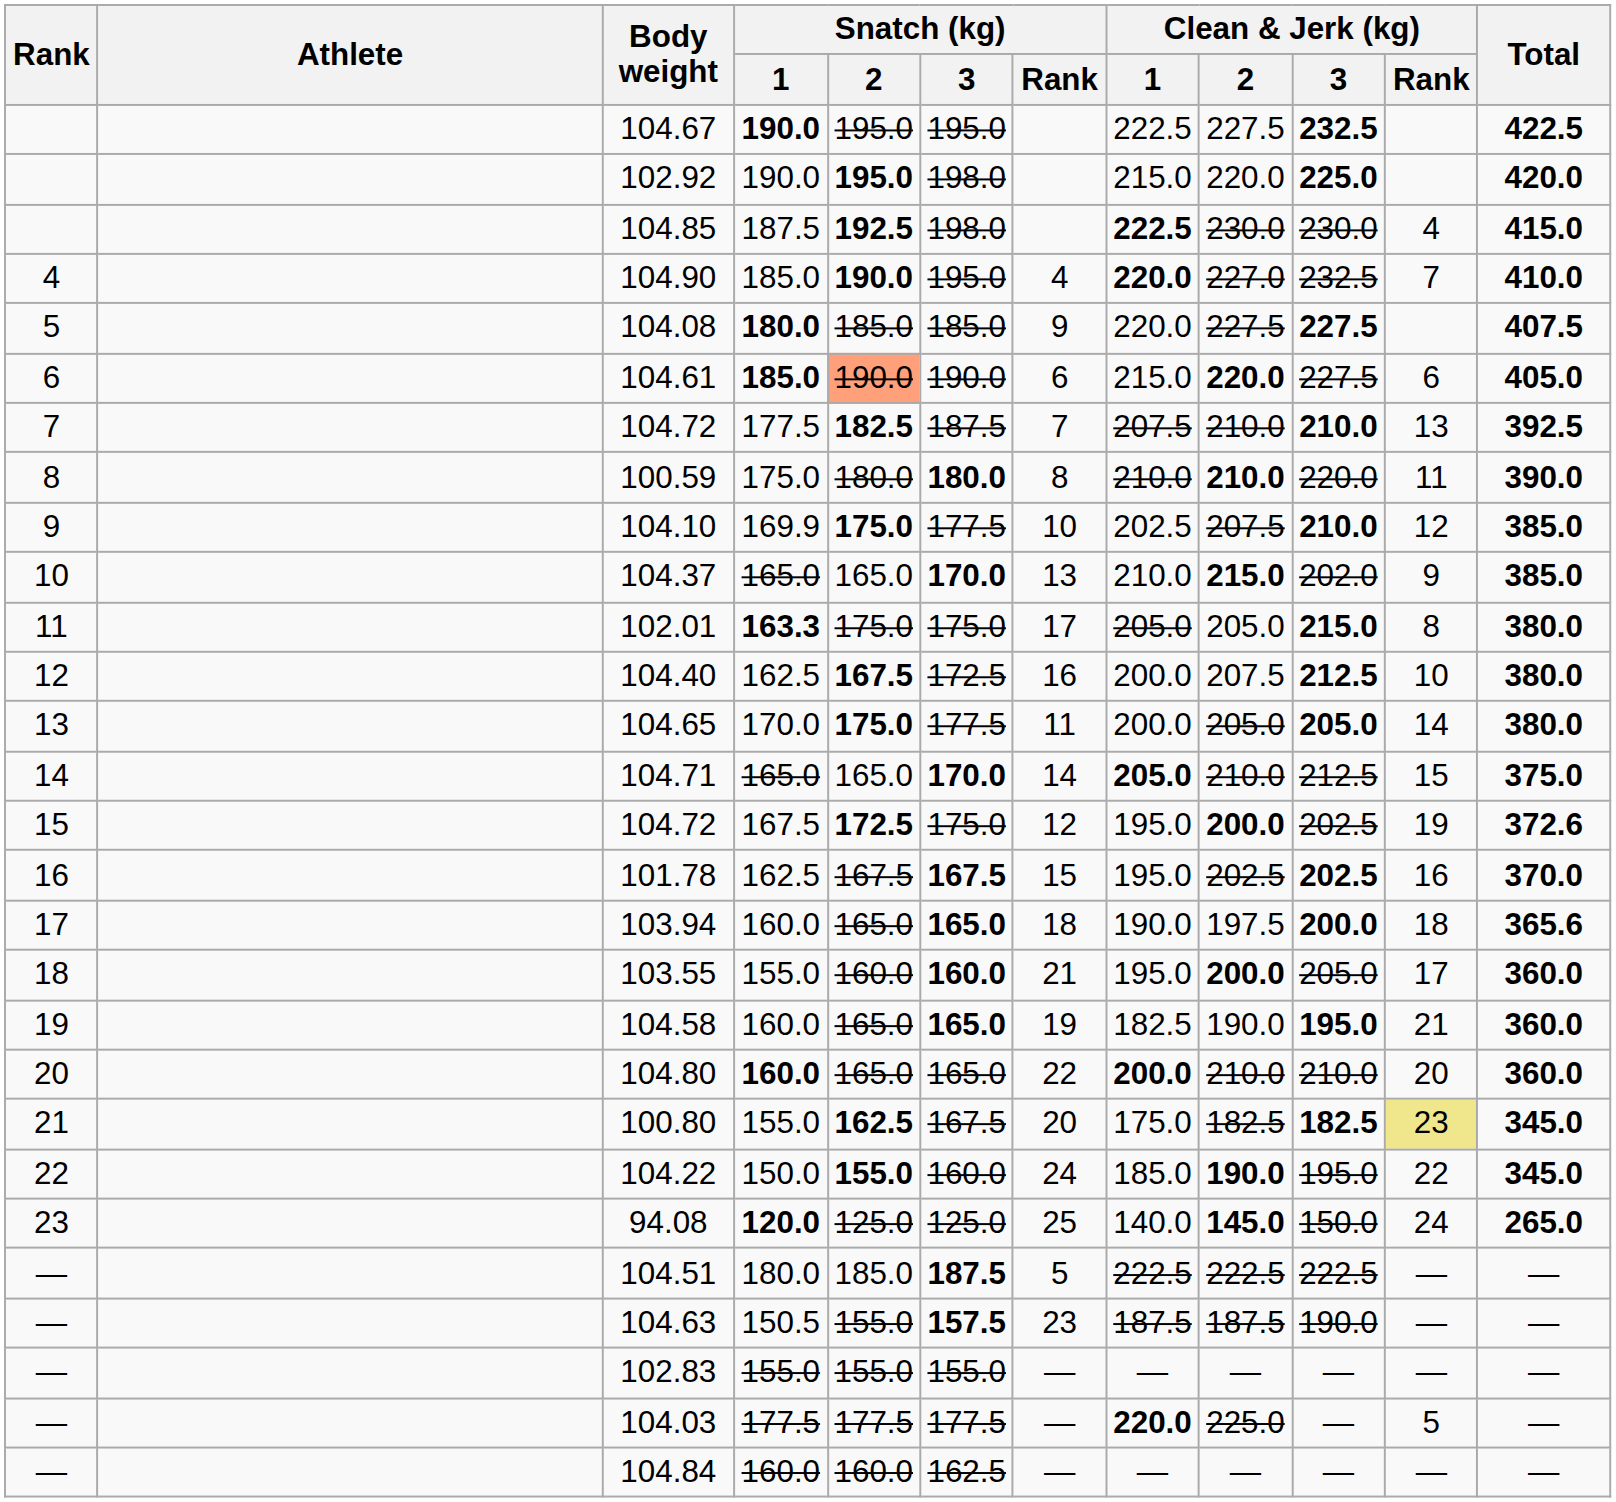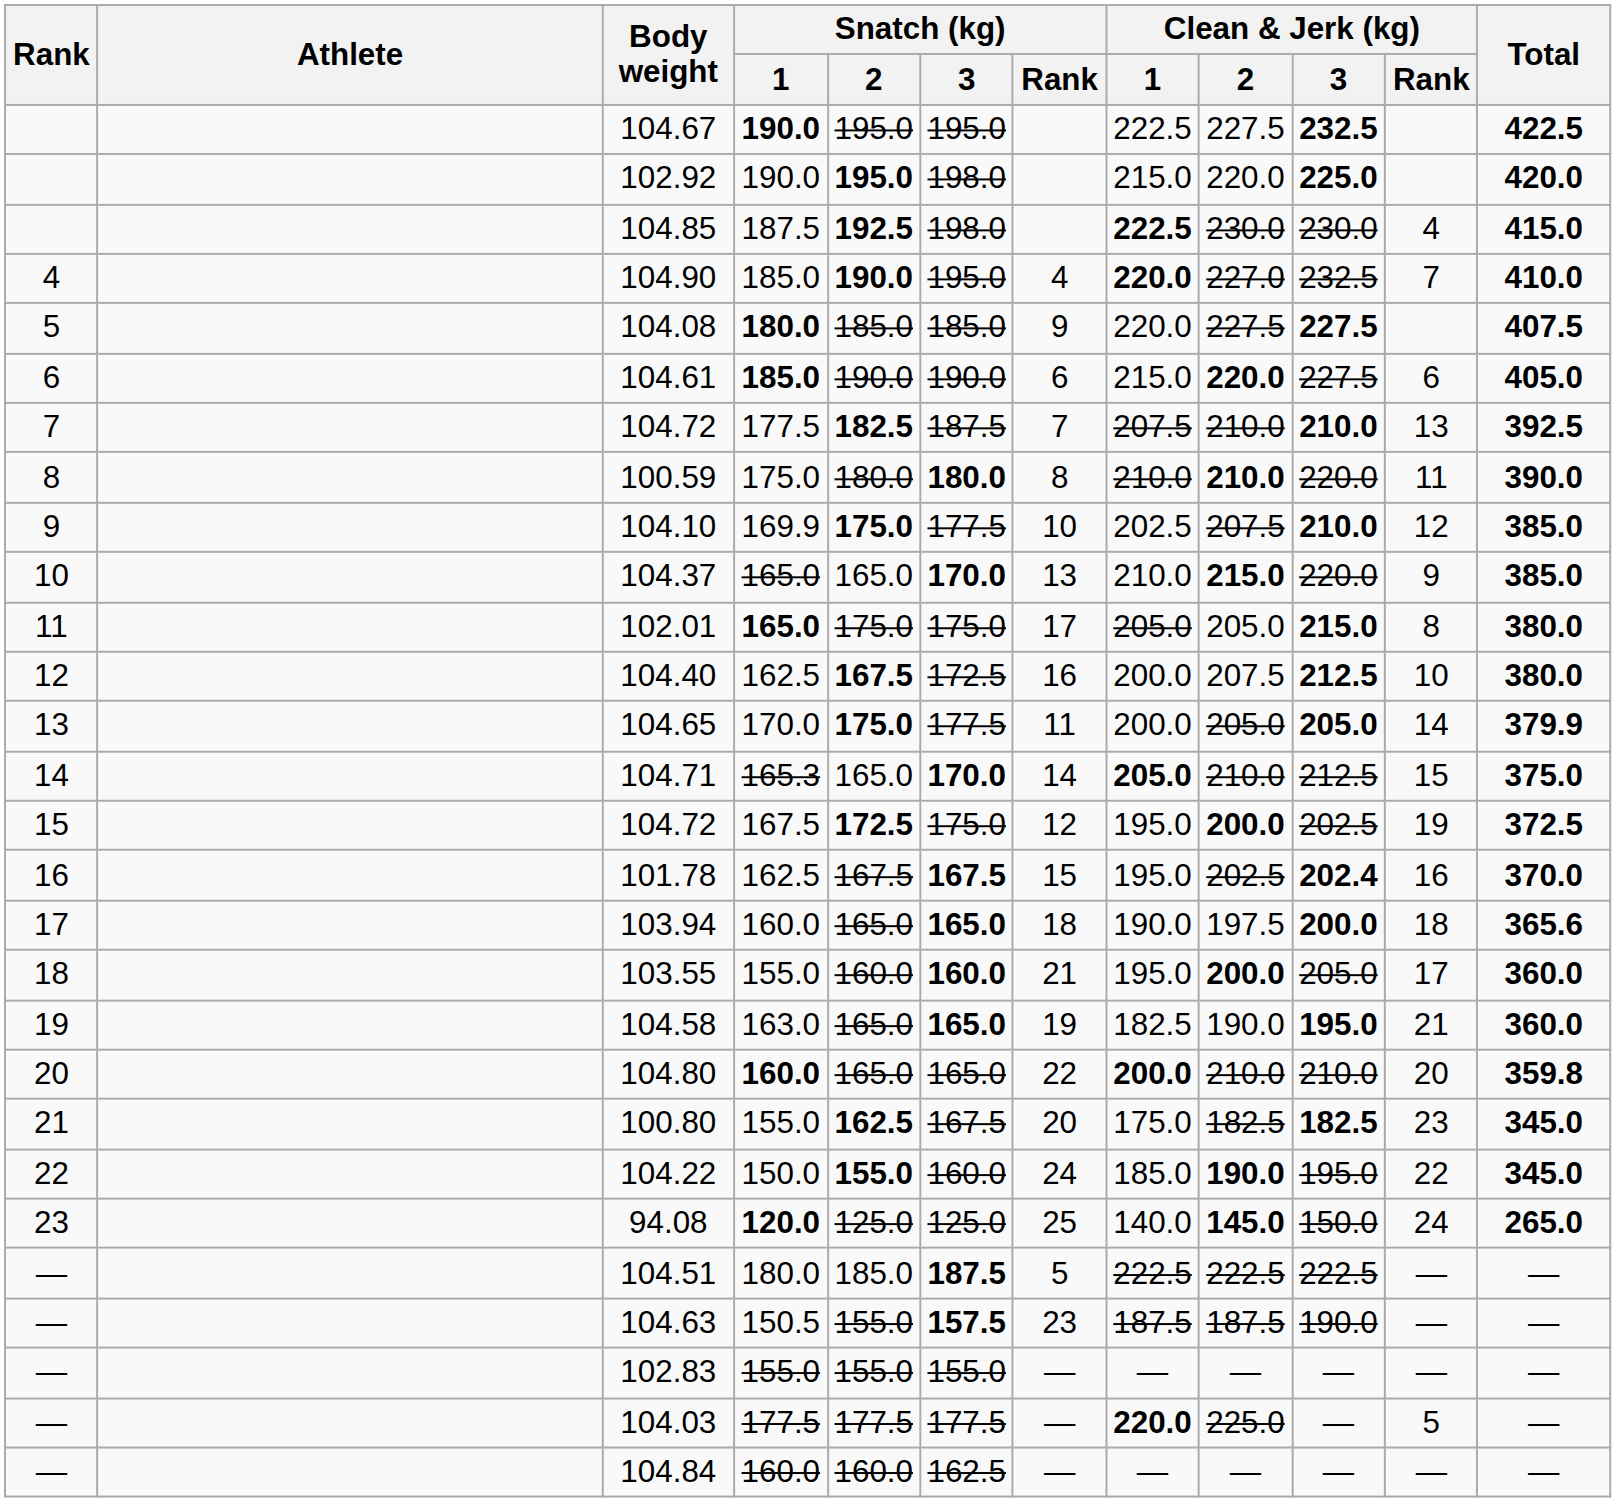(874, 377) lightsalmon background -> (874, 377) no background
(1338, 576) 202.0 -> (1338, 576) 220.0
(781, 626) 163.3 -> (781, 626) 165.0
(1544, 725) 380.0 -> (1544, 725) 379.9
(781, 775) 165.0 -> (781, 775) 165.3
(1544, 825) 372.6 -> (1544, 825) 372.5
(1338, 874) 202.5 -> (1338, 874) 202.4
(781, 1024) 160.0 -> (781, 1024) 163.0
(1544, 1073) 360.0 -> (1544, 1073) 359.8
(1431, 1123) khaki background -> (1431, 1123) no background
